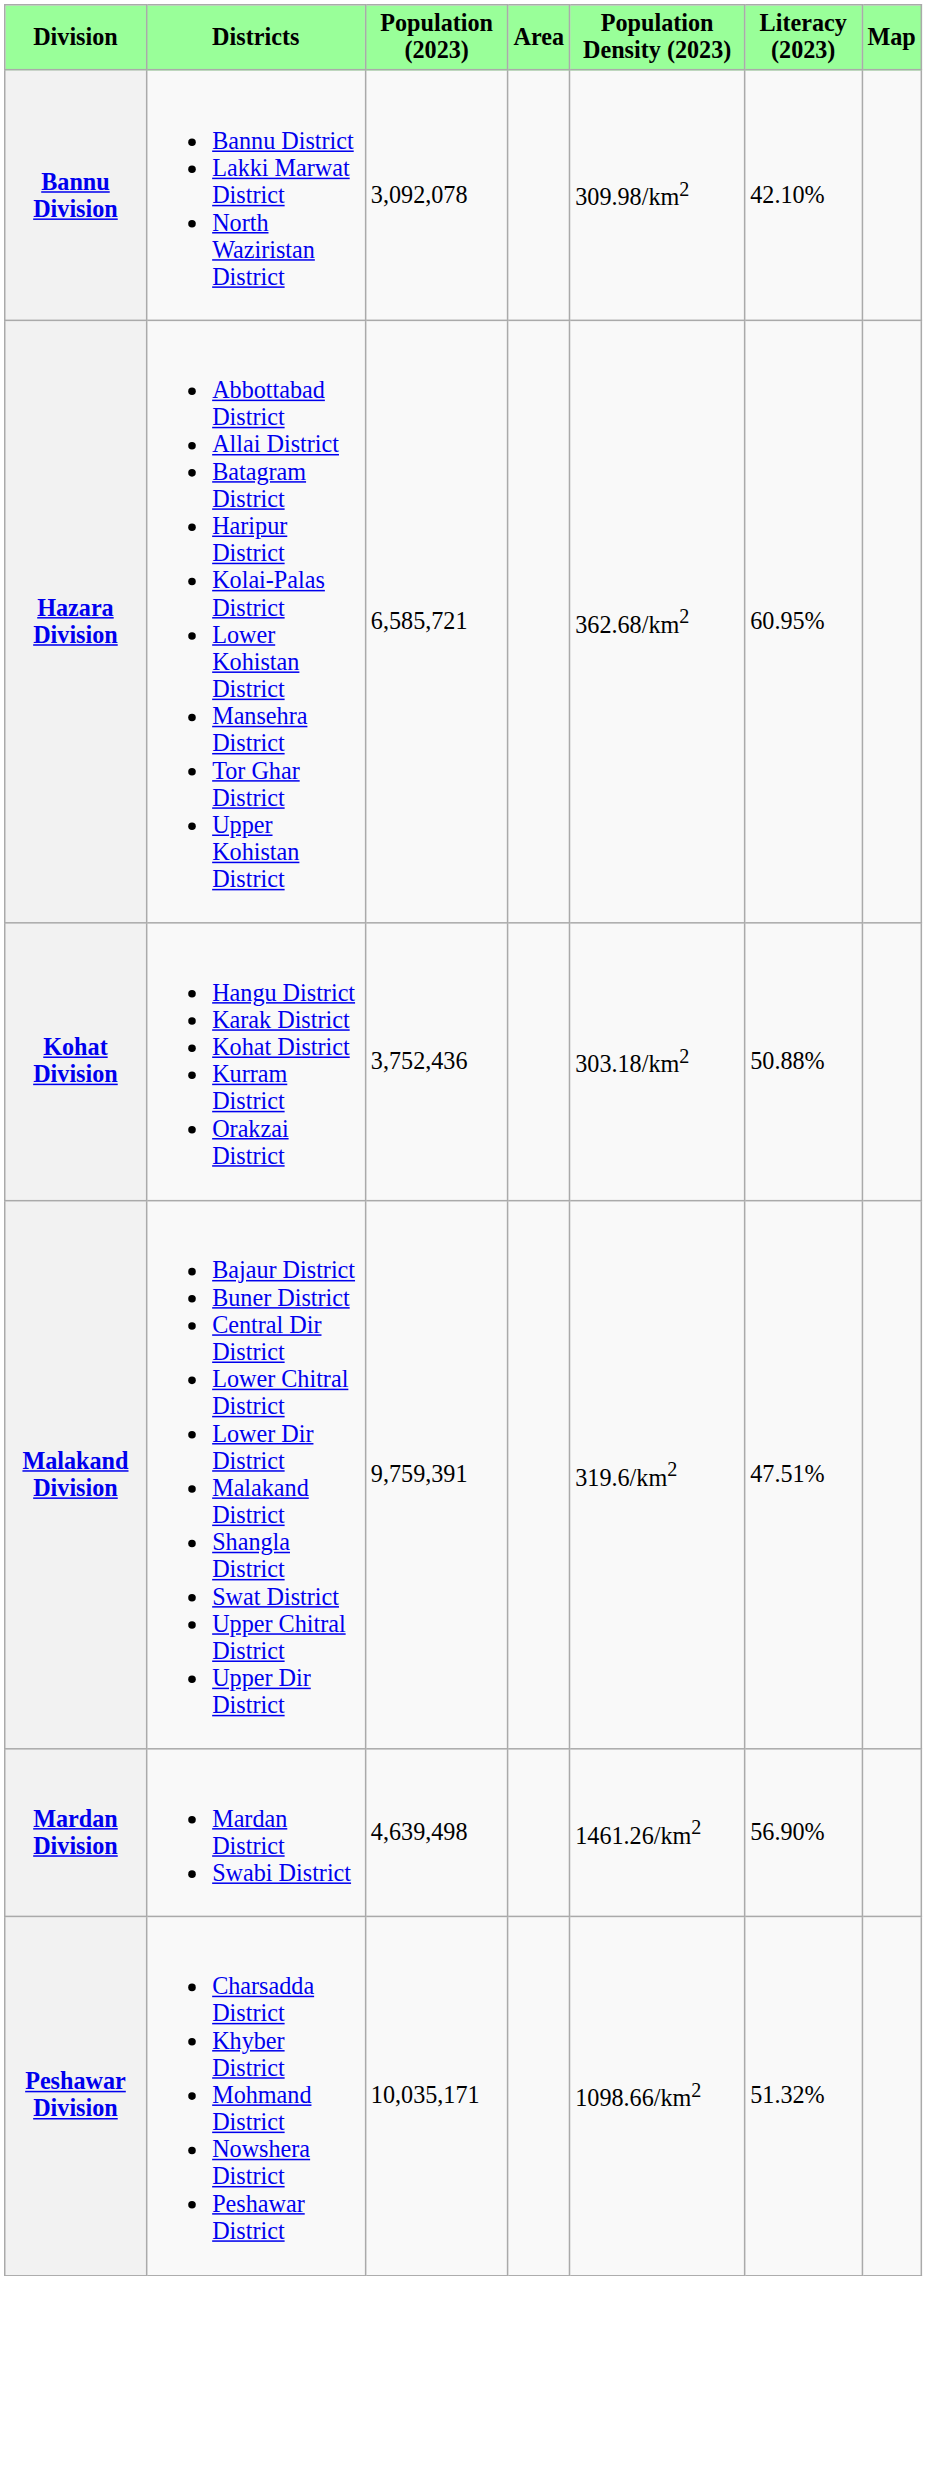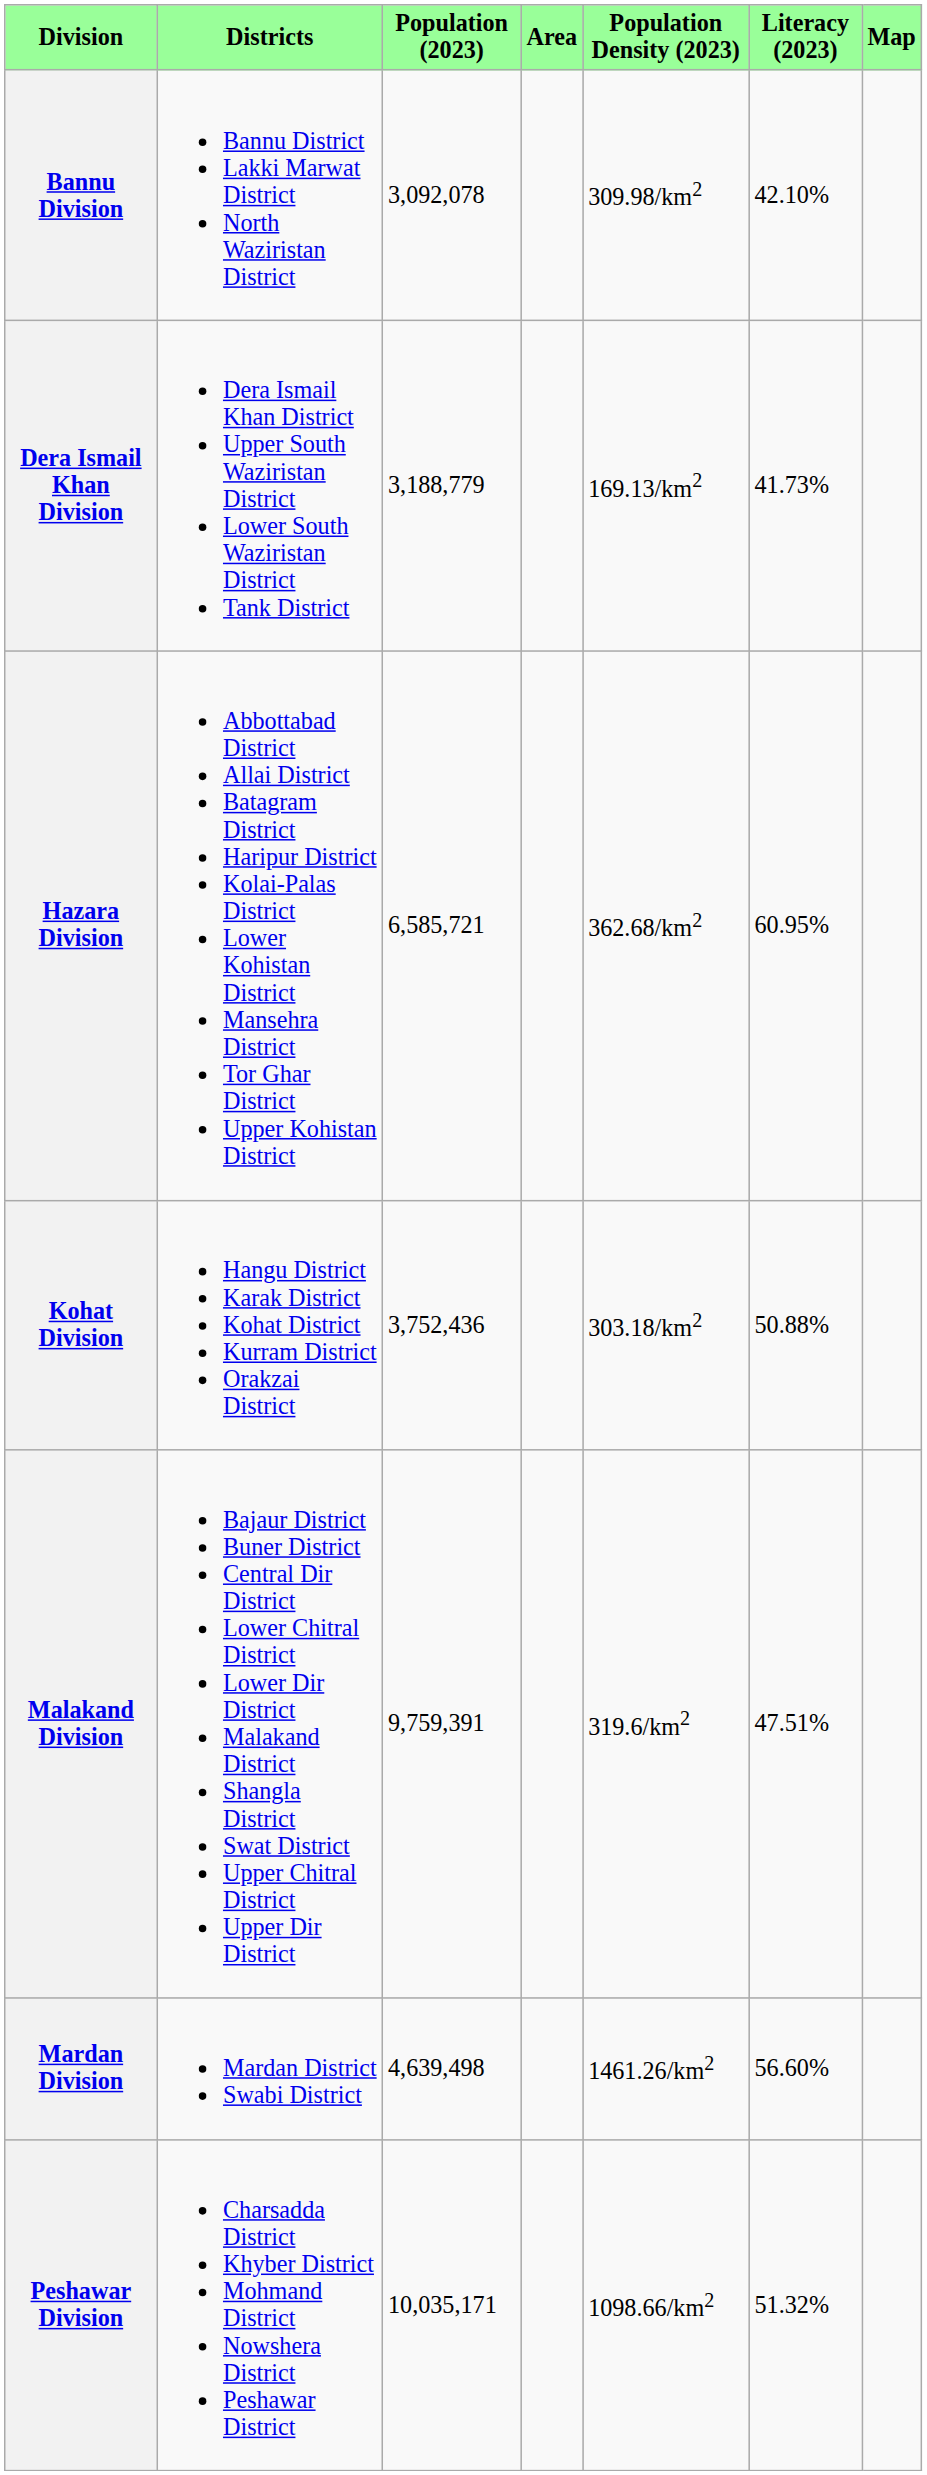+ row: (81, 485)
(787, 1832) 56.90% -> (792, 2068) 56.60%
